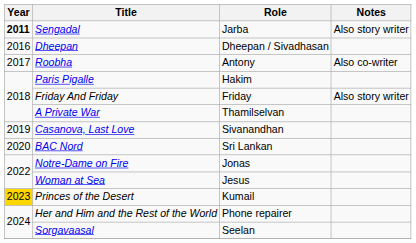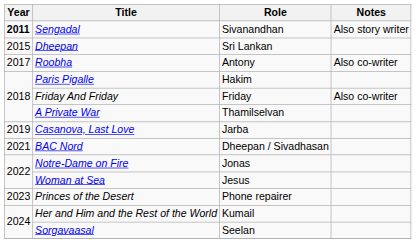(235, 29) Jarba -> (253, 29) Sivanandhan
(19, 46) 2016 -> (19, 46) 2015
(275, 46) Dheepan / Sivadhasan -> (247, 46) Sri Lankan
(371, 96) Also story writer -> (366, 96) Also co-writer
(253, 130) Sivanandhan -> (235, 130) Jarba
(19, 146) 2020 -> (19, 146) 2021
(247, 146) Sri Lankan -> (275, 146) Dheepan / Sivadhasan
(19, 197) gold background -> (19, 197) no background
(238, 197) Kumail -> (257, 197) Phone repairer
(257, 213) Phone repairer -> (238, 213) Kumail
